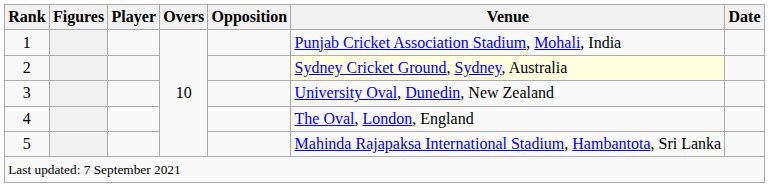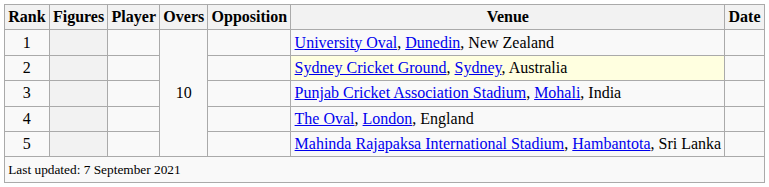(458, 42) Punjab Cricket Association Stadium, Mohali, India -> (424, 42) University Oval, Dunedin, New Zealand
(424, 93) University Oval, Dunedin, New Zealand -> (458, 93) Punjab Cricket Association Stadium, Mohali, India
